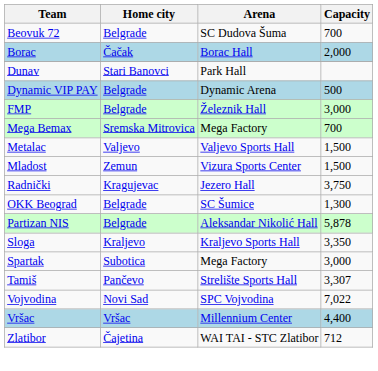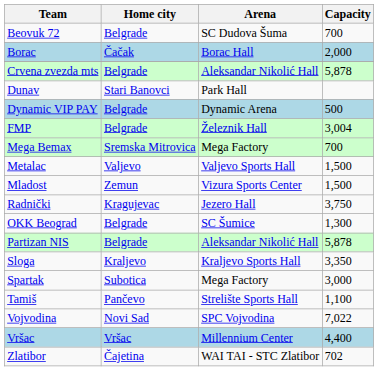+ row: (53, 71)
(337, 109) 3,000 -> (338, 128) 3,004
(337, 280) 3,307 -> (338, 299) 1,100
(333, 337) 712 -> (334, 356) 702
